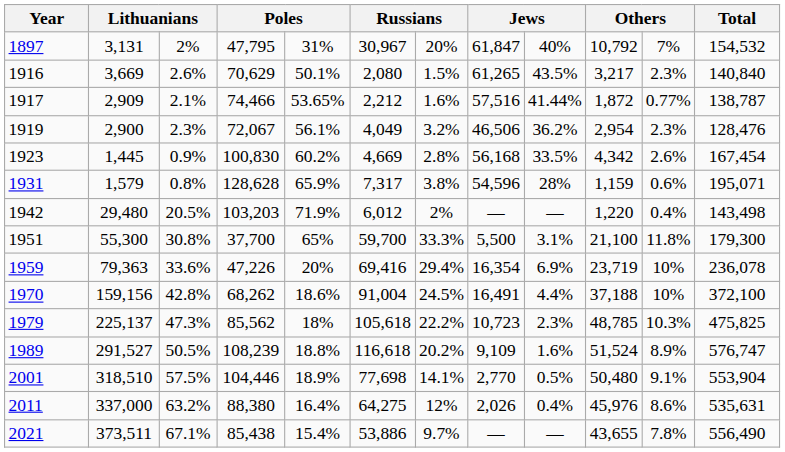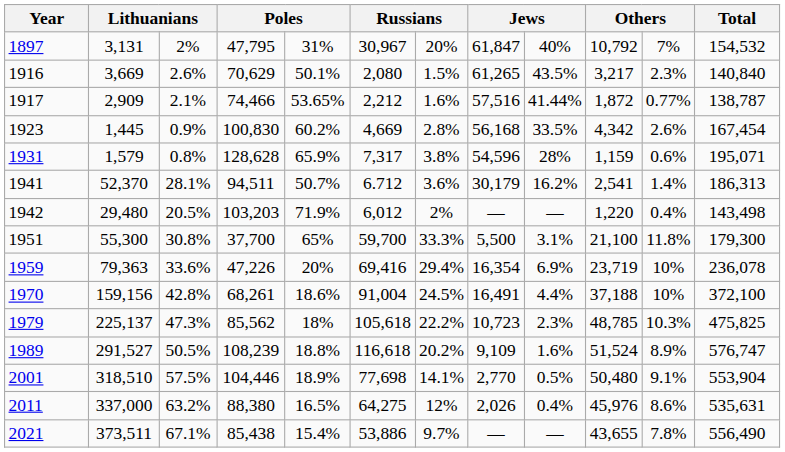- row: (26, 128)
+ row: (26, 184)
(251, 294) 68,262 -> (251, 294) 68,261
(318, 405) 16.4% -> (318, 405) 16.5%
